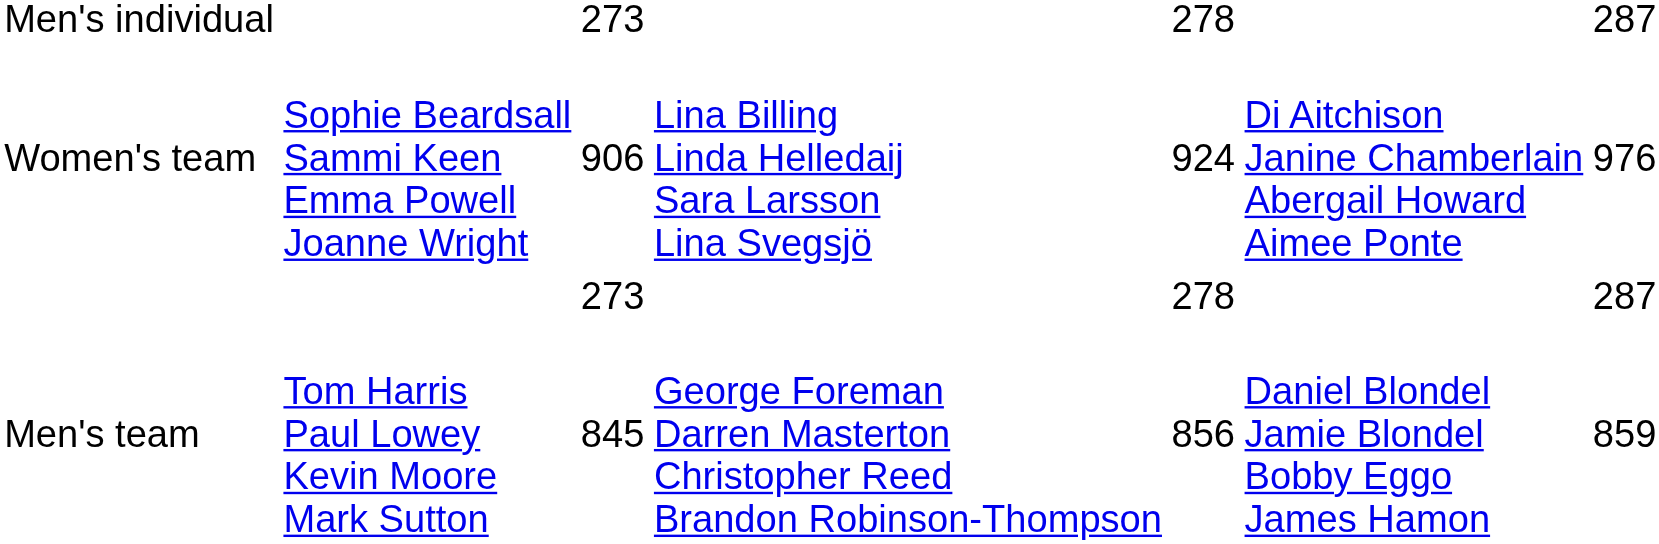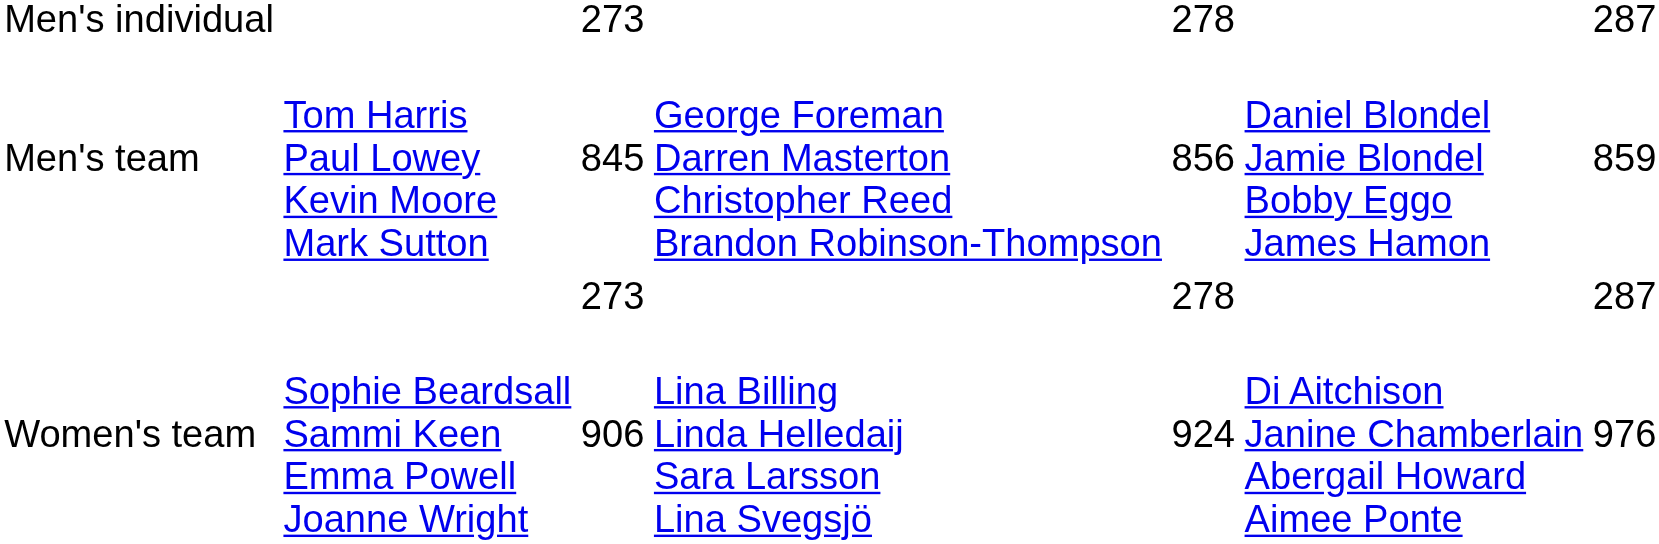rows swapped: (102, 433) <-> (130, 157)
